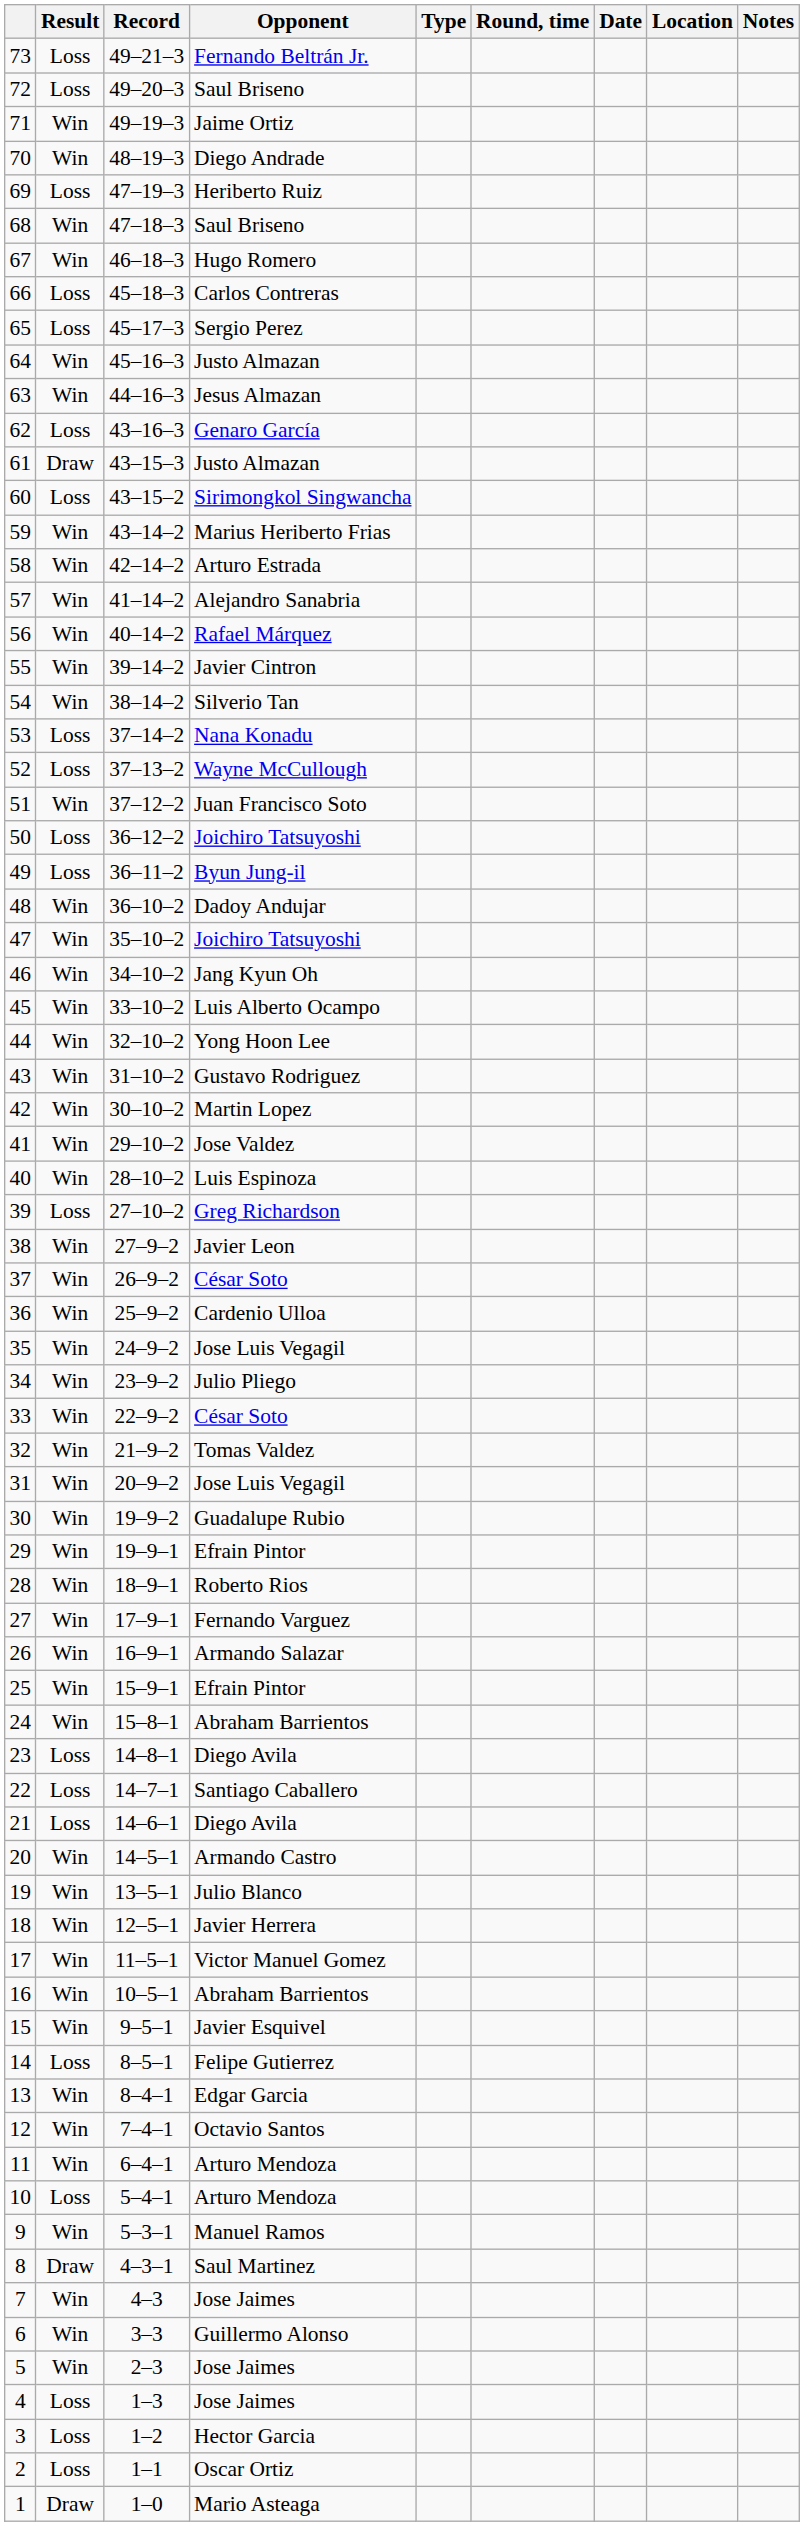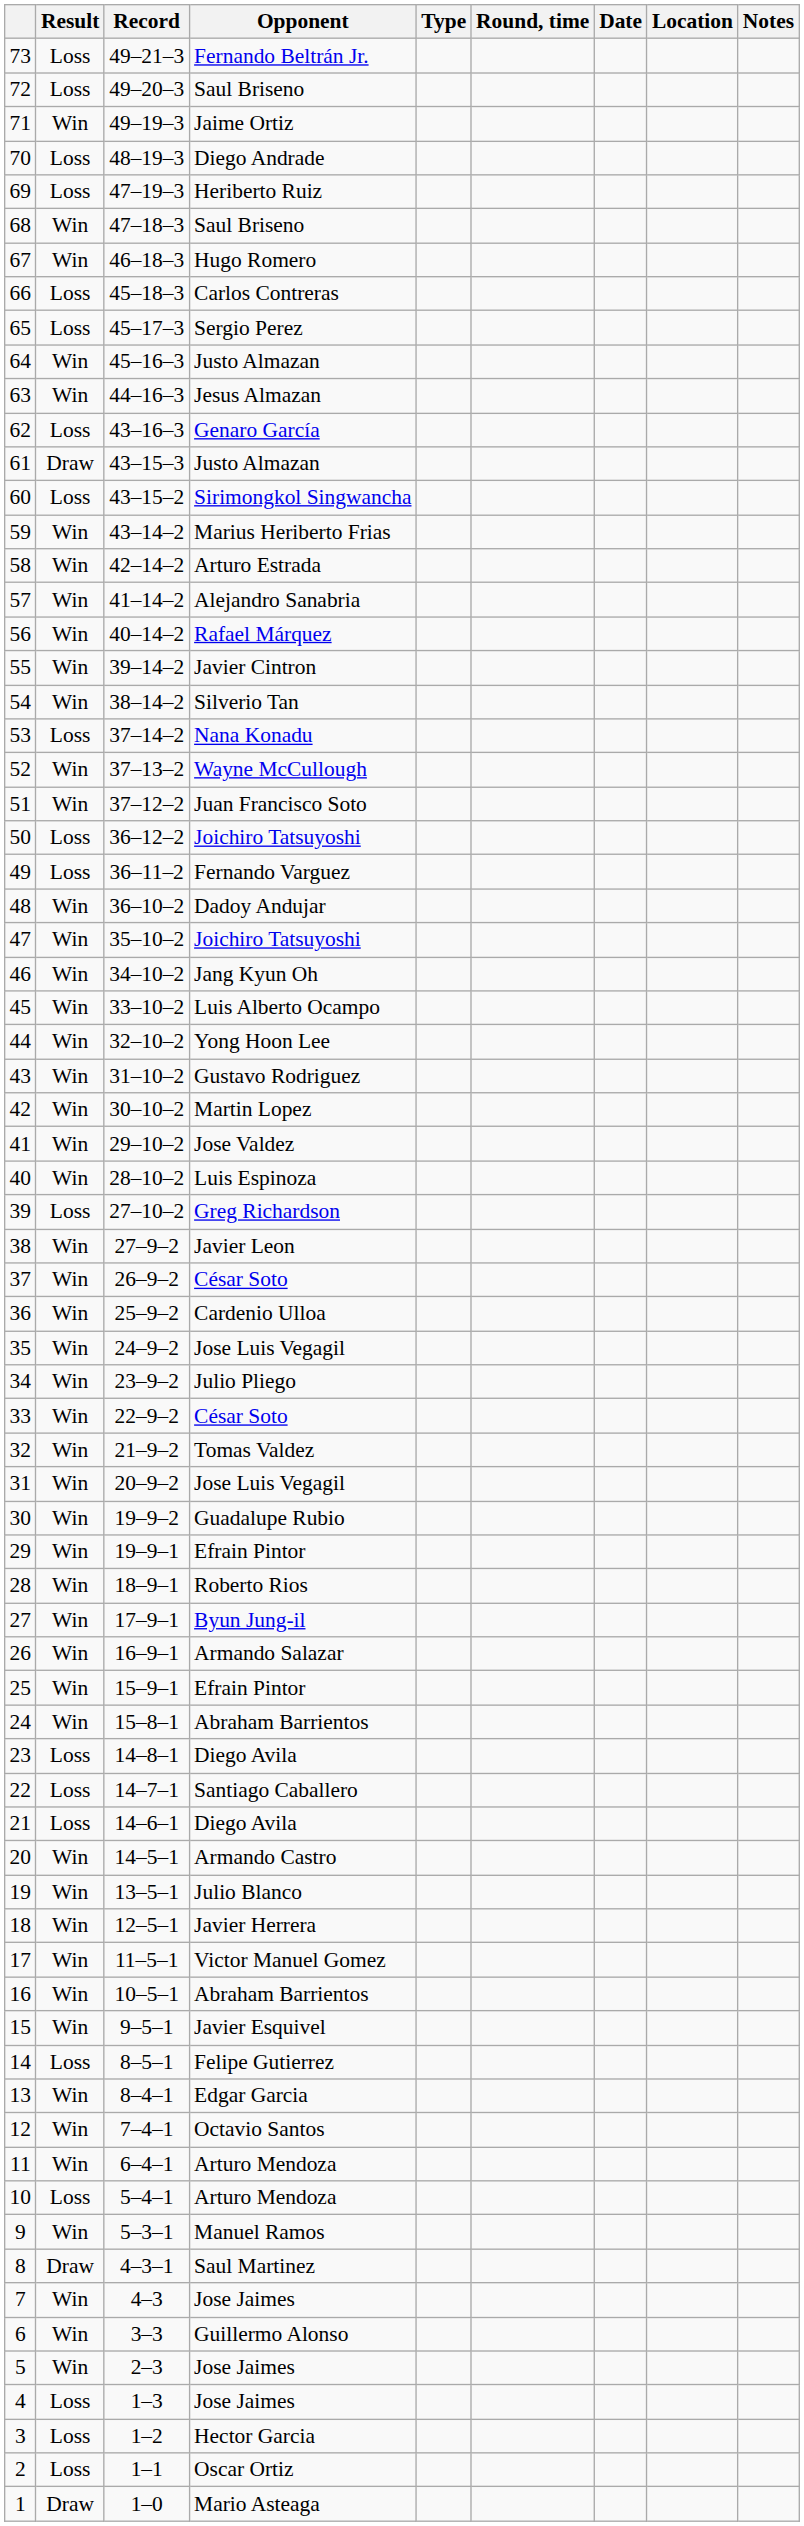(70, 157) Win -> (70, 157) Loss
(70, 769) Loss -> (70, 769) Win
(250, 871) Byun Jung-il -> (272, 871) Fernando Varguez
(272, 1619) Fernando Varguez -> (250, 1619) Byun Jung-il
